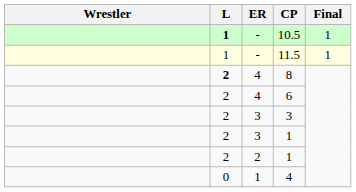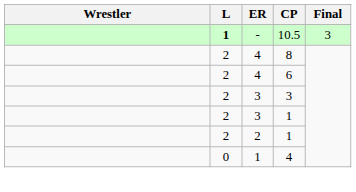(328, 34) 1 -> (328, 34) 3
- row: (258, 55)
(226, 75) bold -> (226, 55) normal
